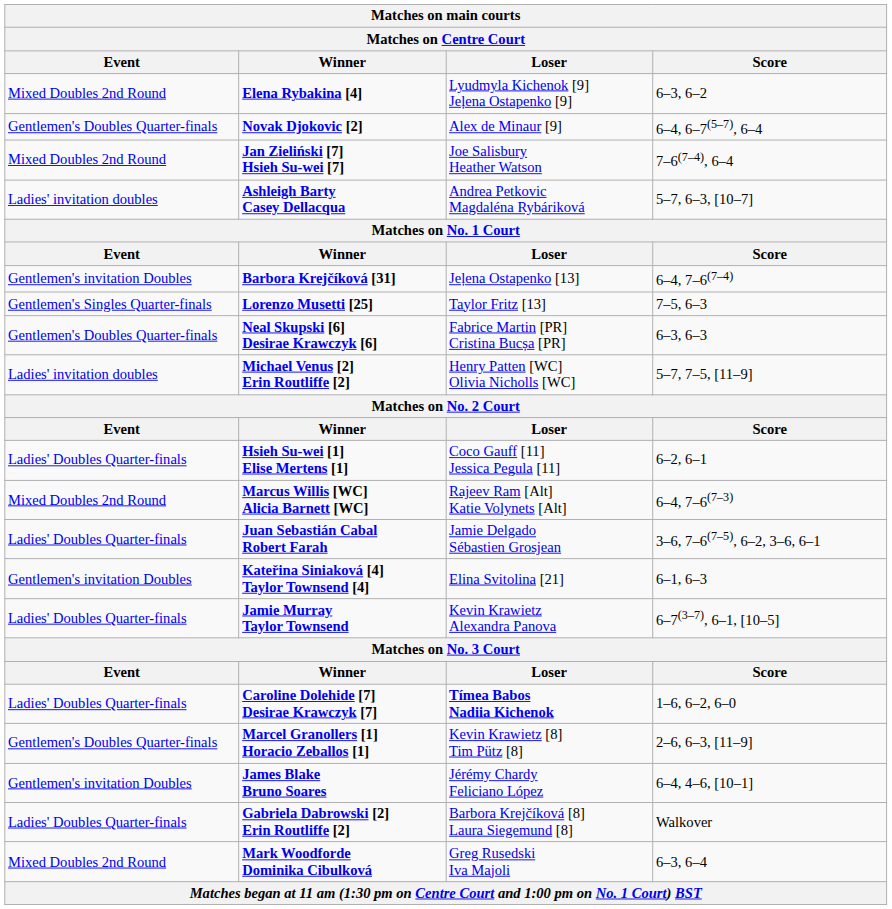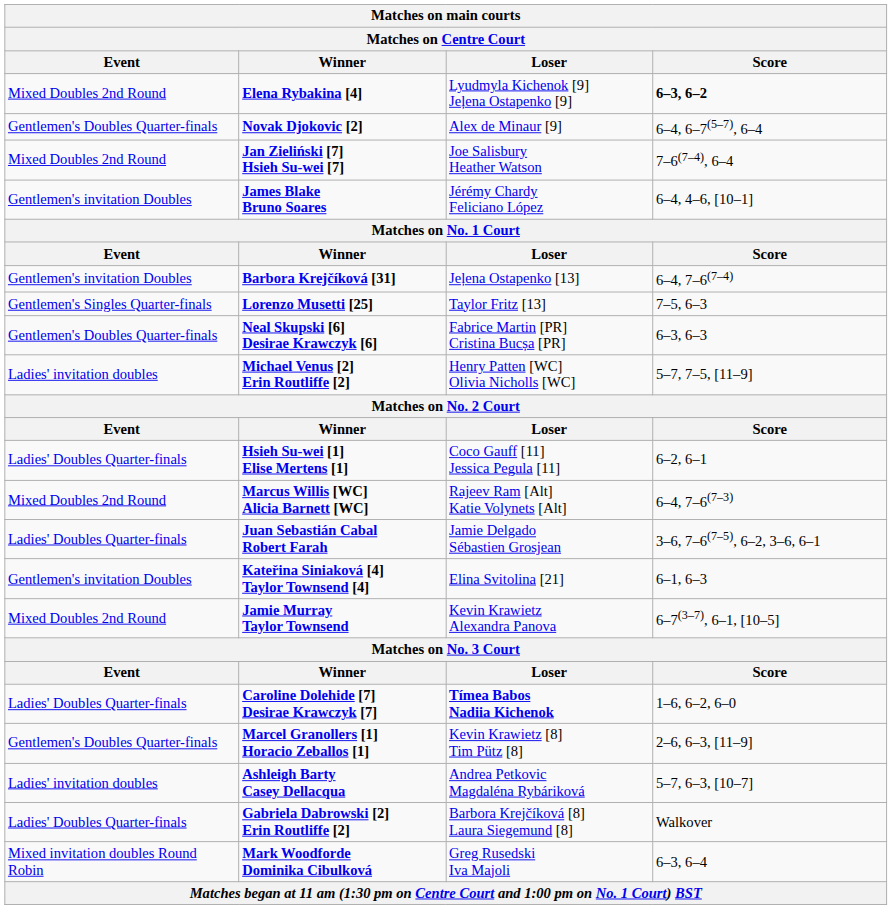(681, 93) normal -> (681, 93) bold
rows swapped: (294, 199) <-> (284, 782)
(97, 618) Ladies' Doubles Quarter-finals -> (87, 618) Mixed Doubles 2nd Round
(87, 861) Mixed Doubles 2nd Round -> (102, 861) Mixed invitation doubles Round Robin
